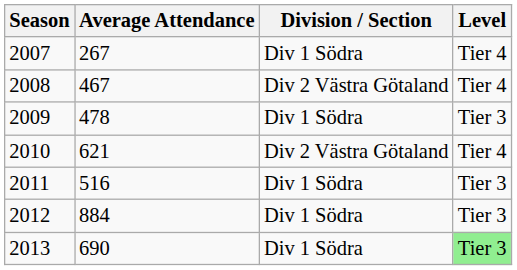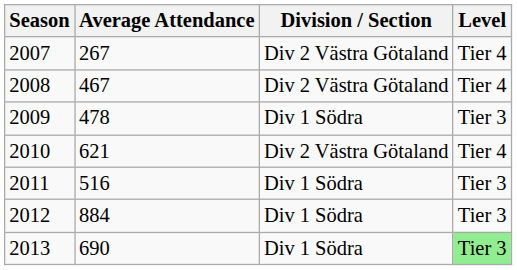(313, 53) Div 1 Södra -> (356, 53) Div 2 Västra Götaland
